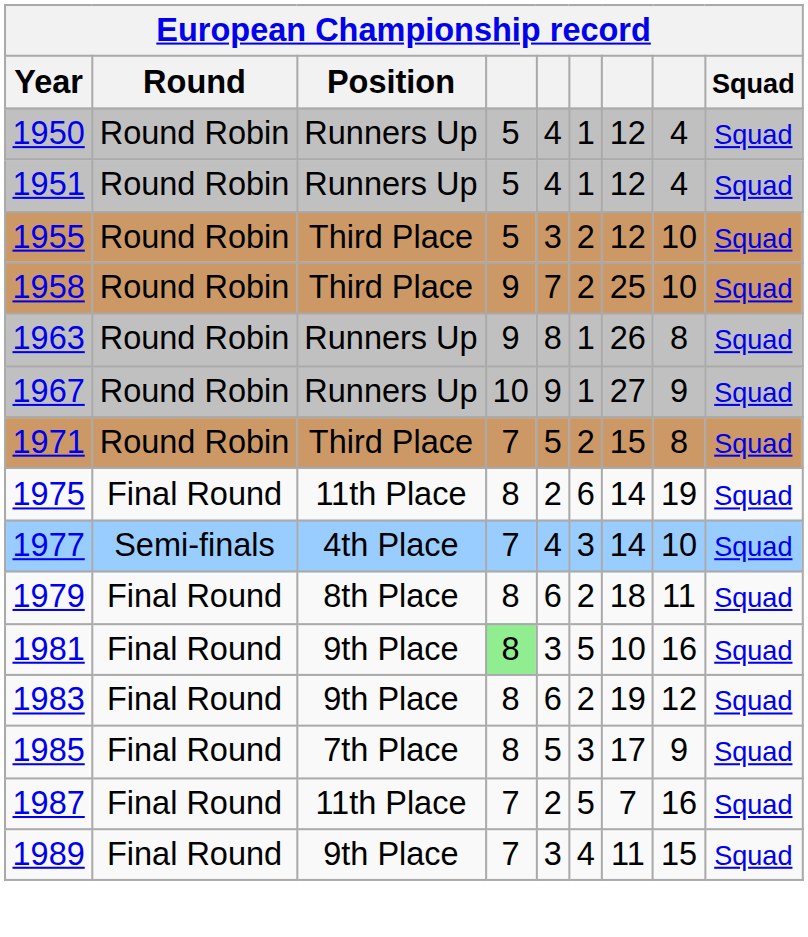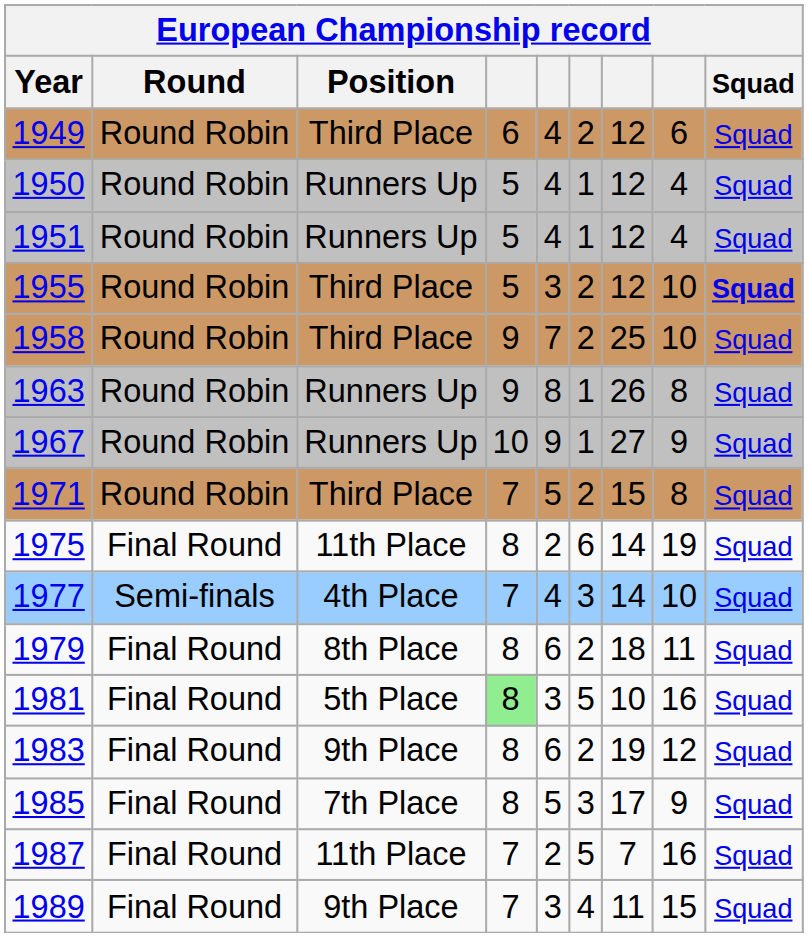+ row: (49, 133)
(753, 238) normal -> (753, 287) bold
(391, 648) 9th Place -> (391, 699) 5th Place
